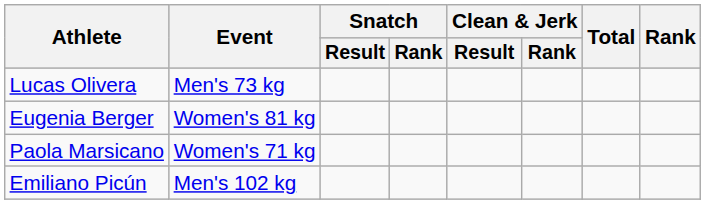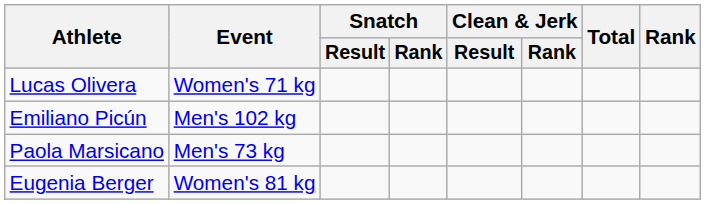(229, 85) Men's 73 kg -> (245, 85) Women's 71 kg
rows swapped: (78, 183) <-> (82, 118)
(245, 151) Women's 71 kg -> (229, 151) Men's 73 kg
